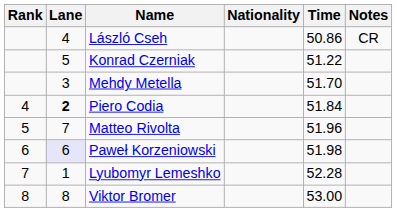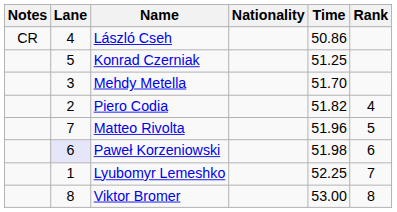columns swapped: (25, 15) <-> (368, 15)
(324, 60) 51.22 -> (329, 60) 51.25
(66, 106) bold -> (70, 106) normal
(324, 106) 51.84 -> (329, 106) 51.82
(324, 173) 52.28 -> (329, 173) 52.25
